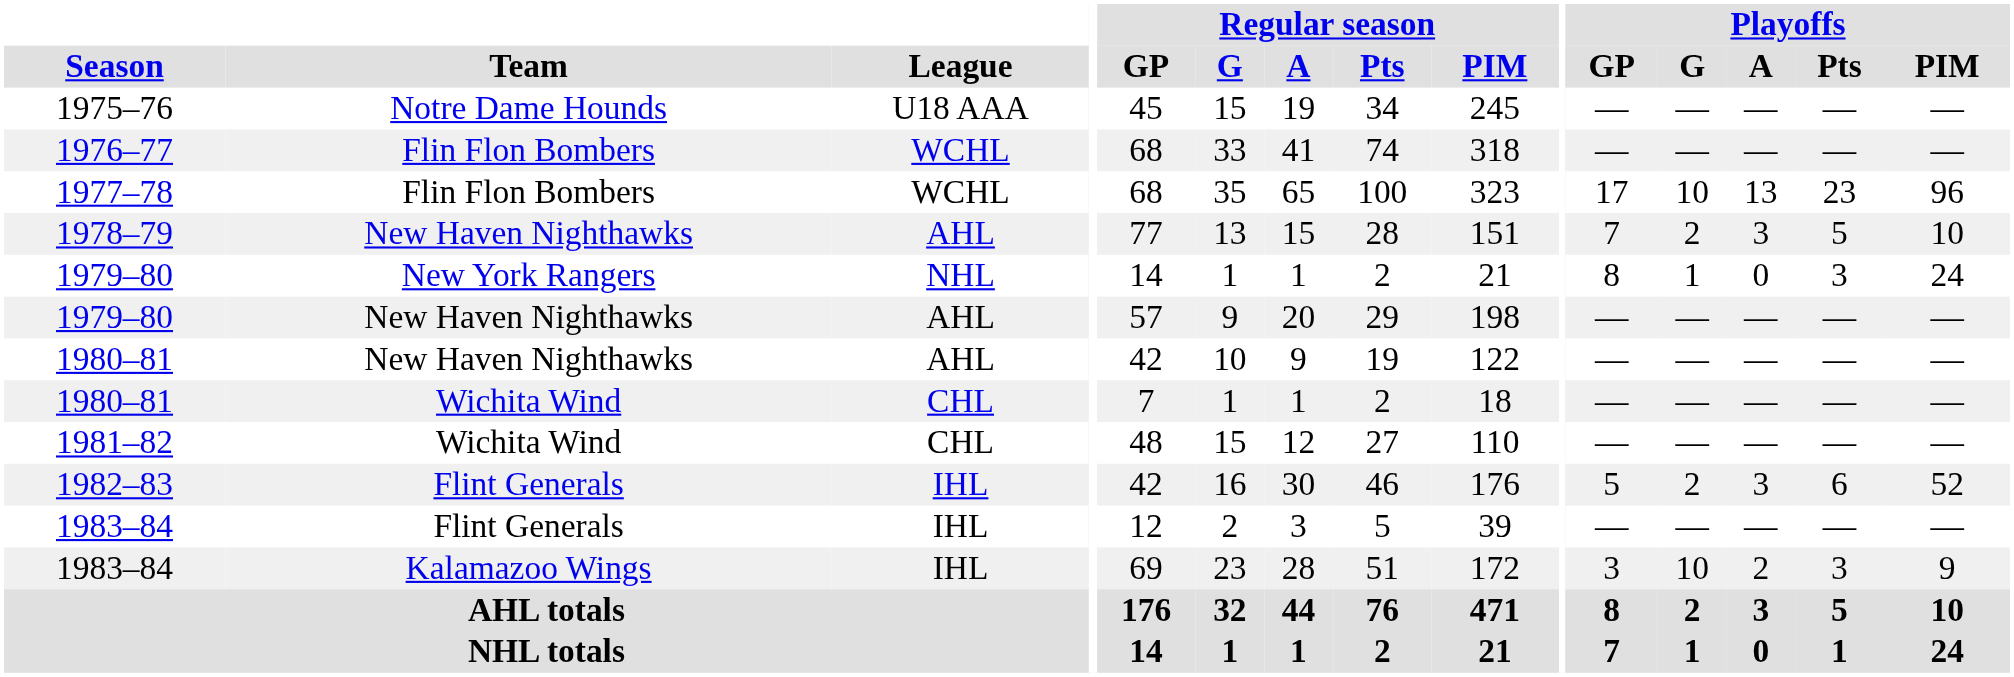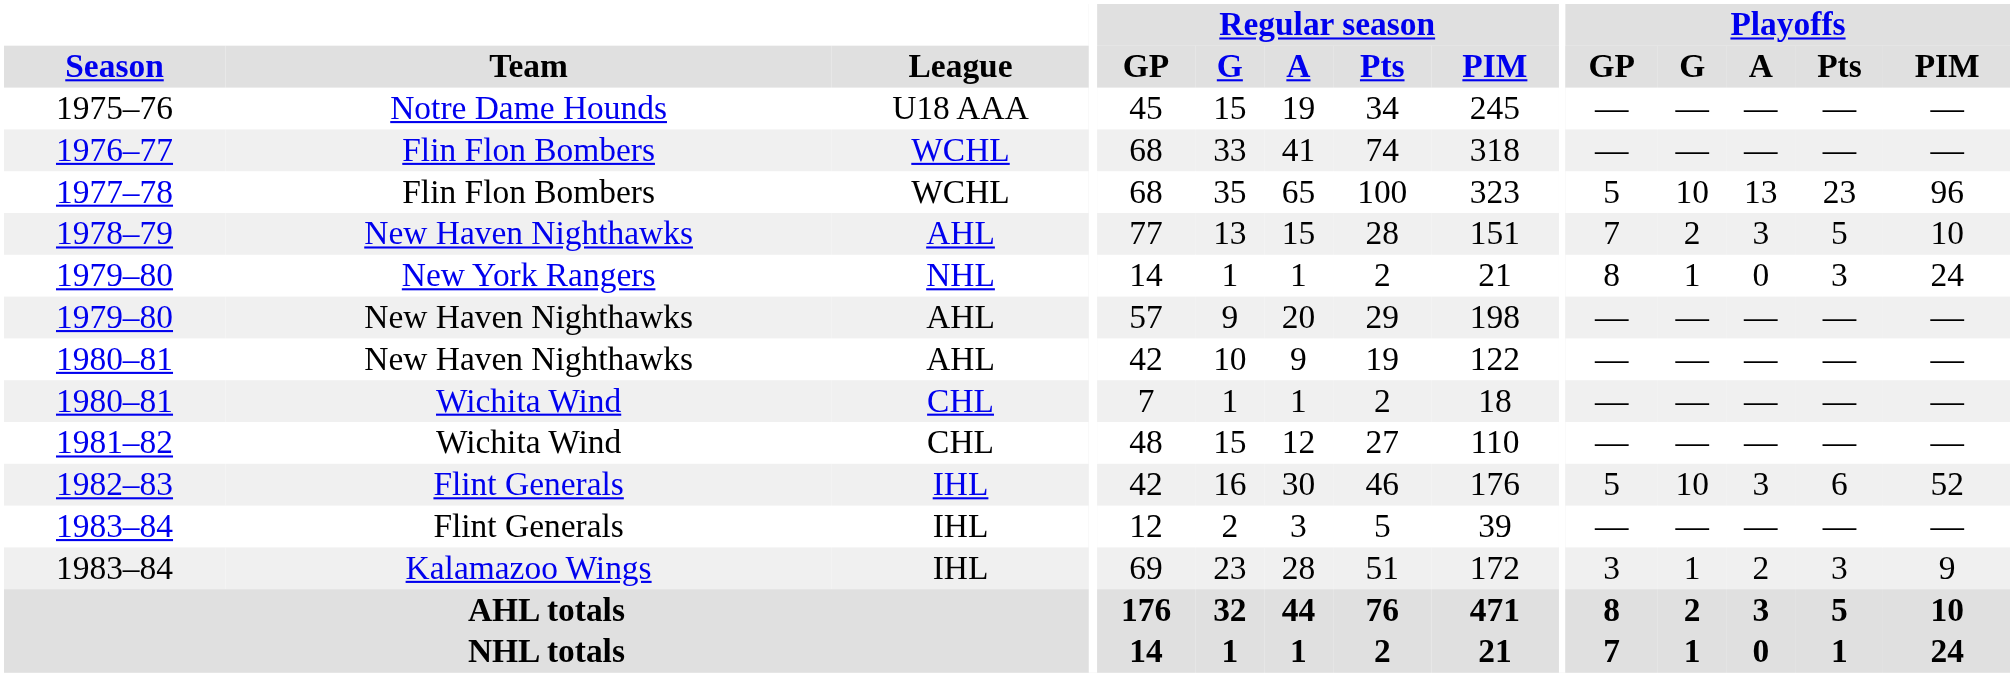(1612, 191) 17 -> (1612, 191) 5
(1692, 484) 2 -> (1692, 484) 10
(1692, 567) 10 -> (1692, 567) 1
